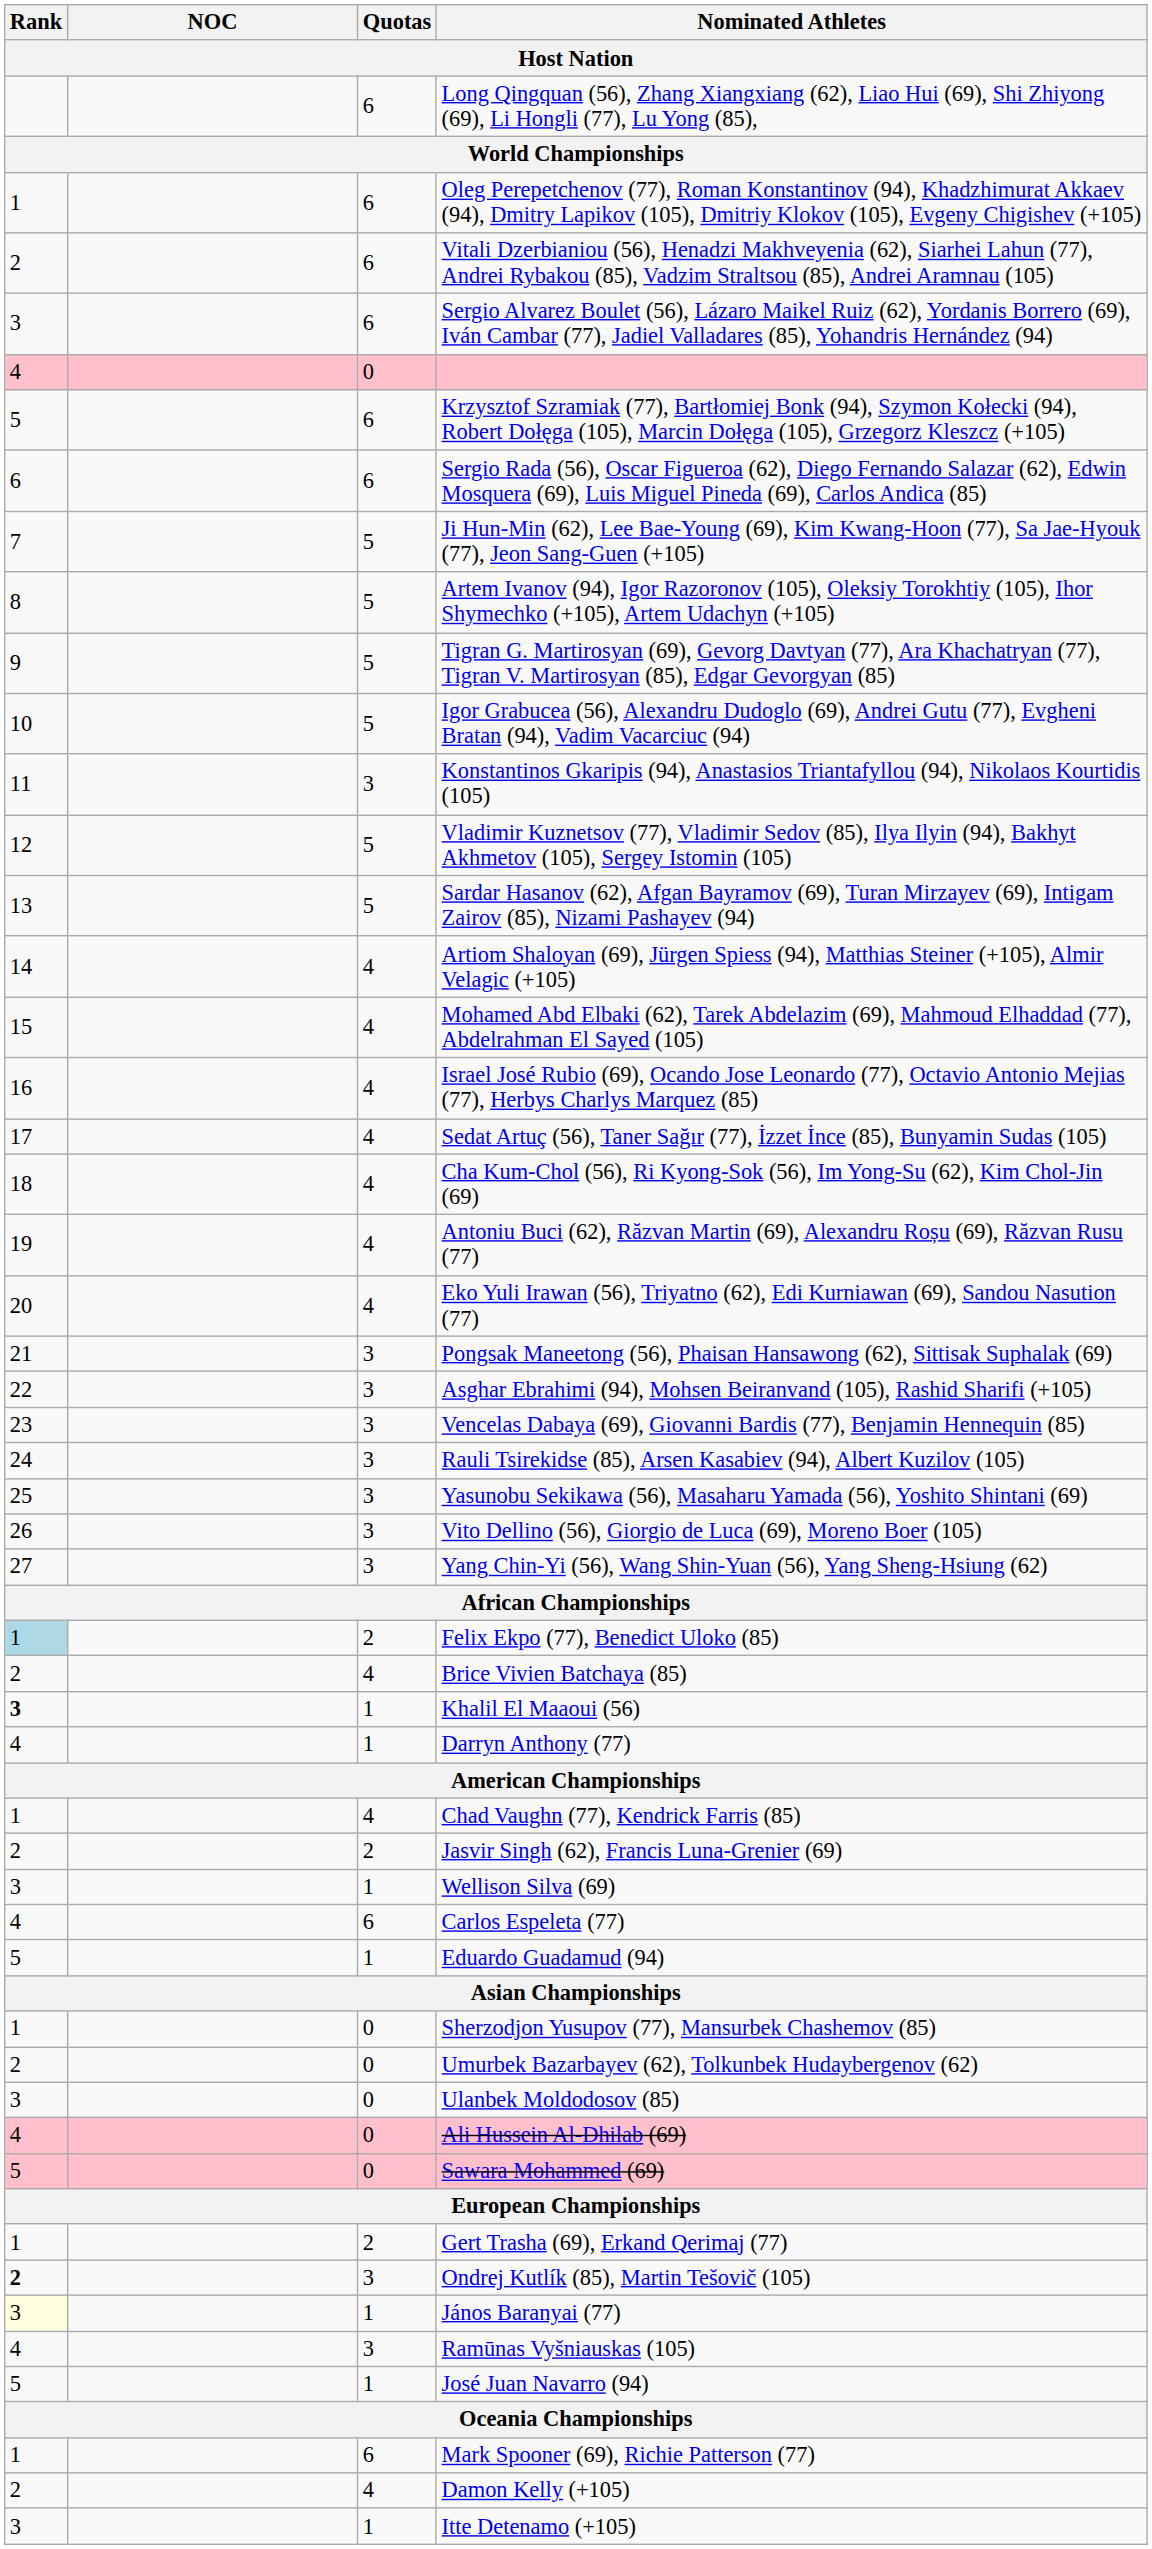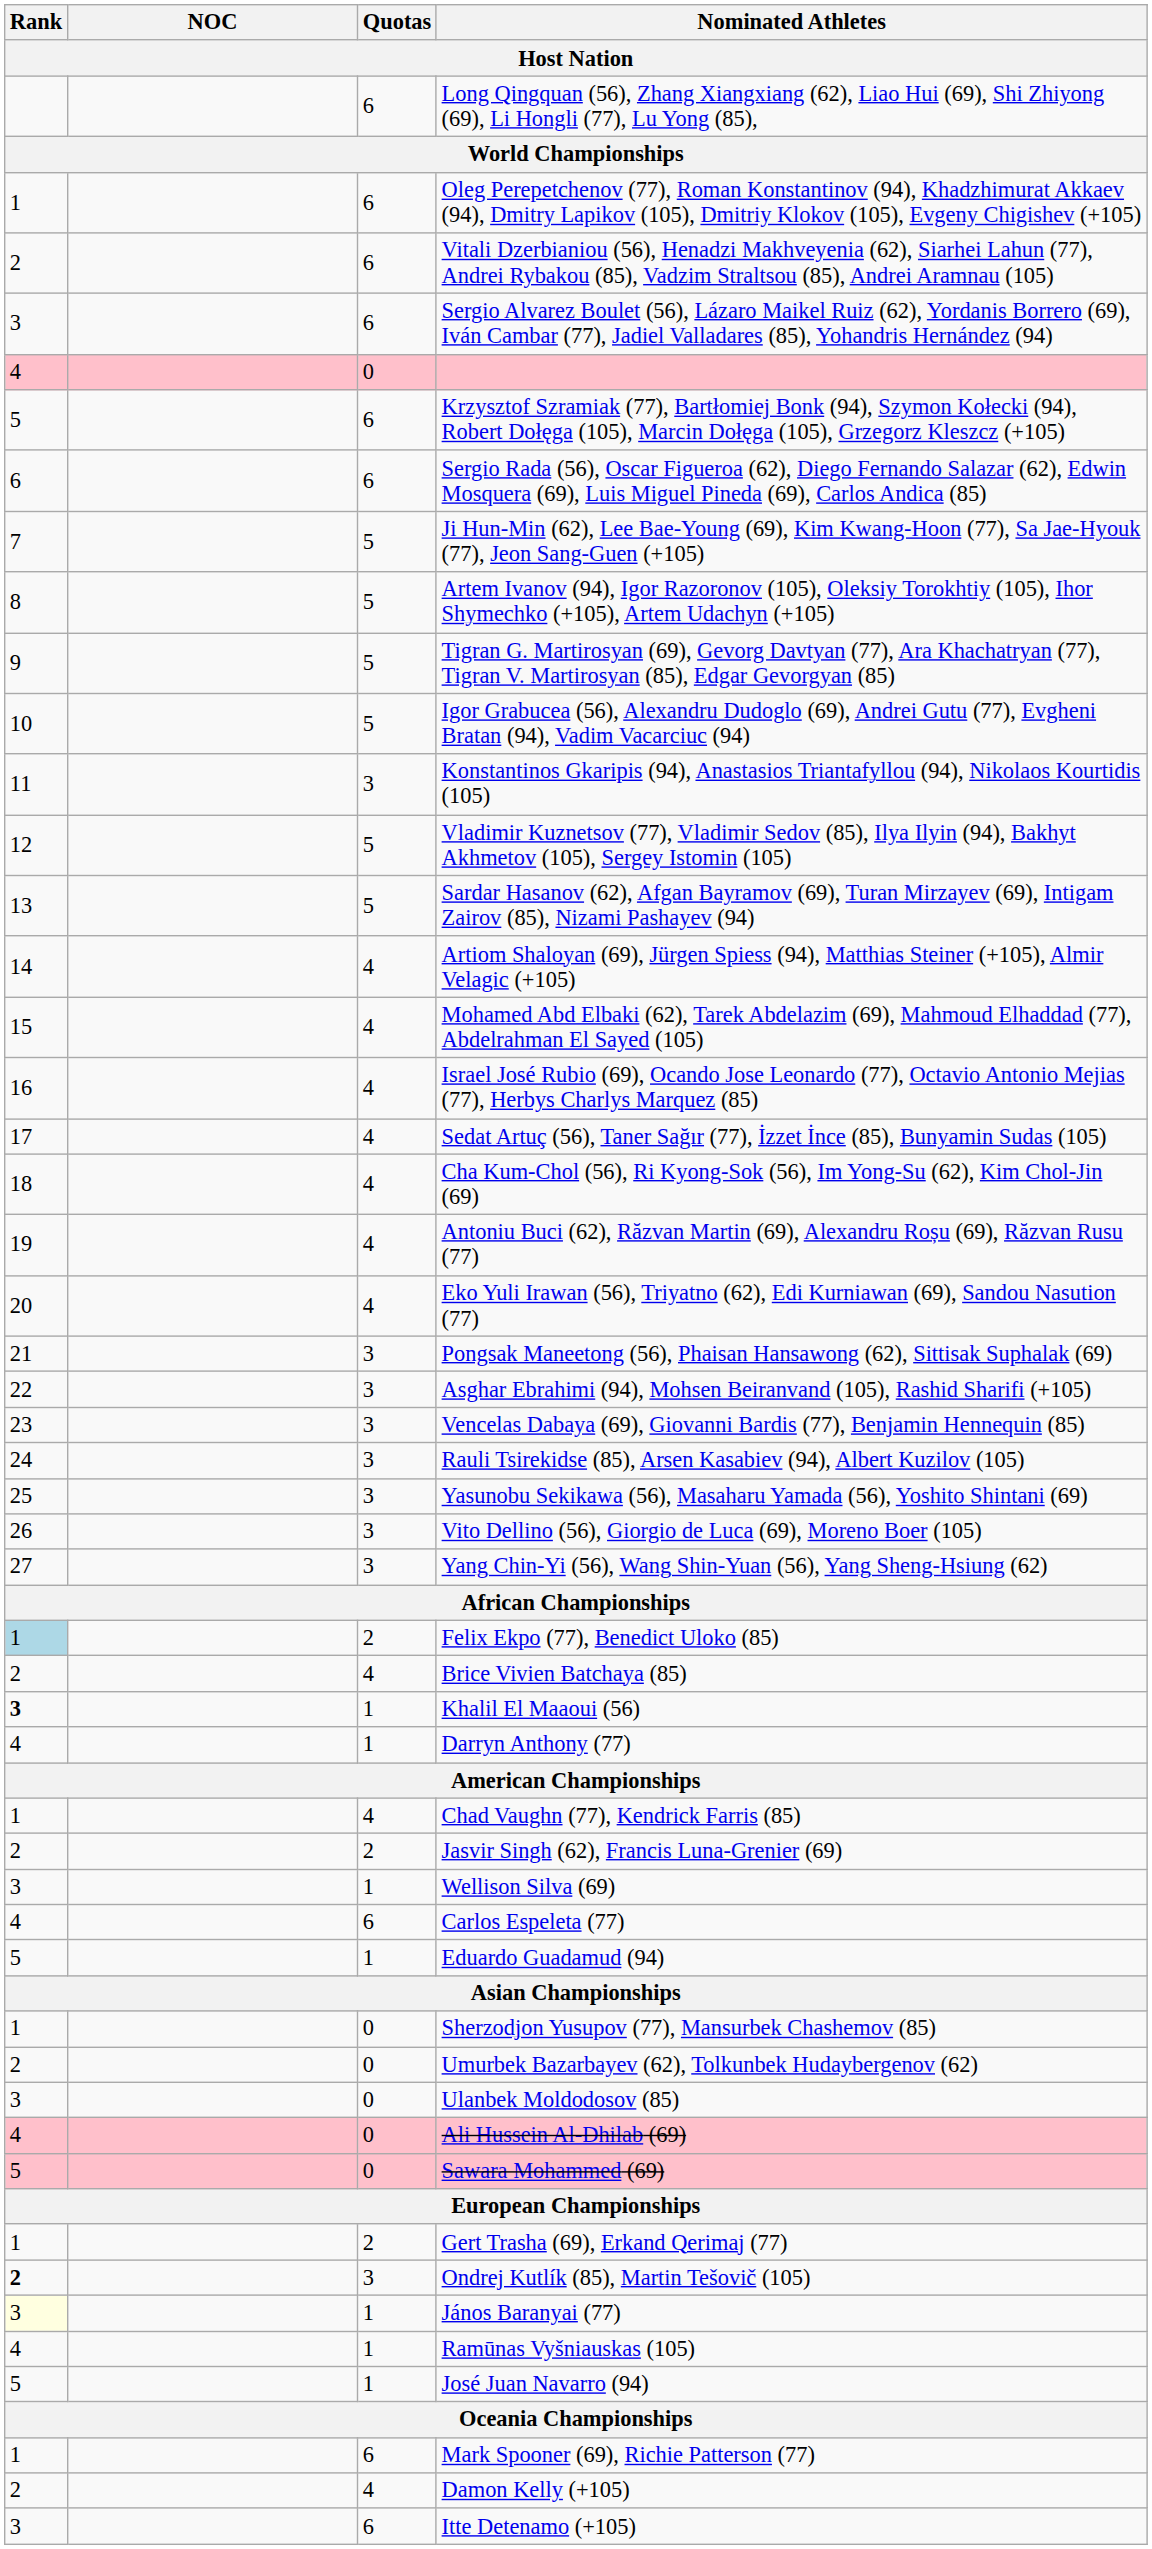(368, 2348) 3 -> (368, 2348) 1
(368, 2525) 1 -> (368, 2525) 6
